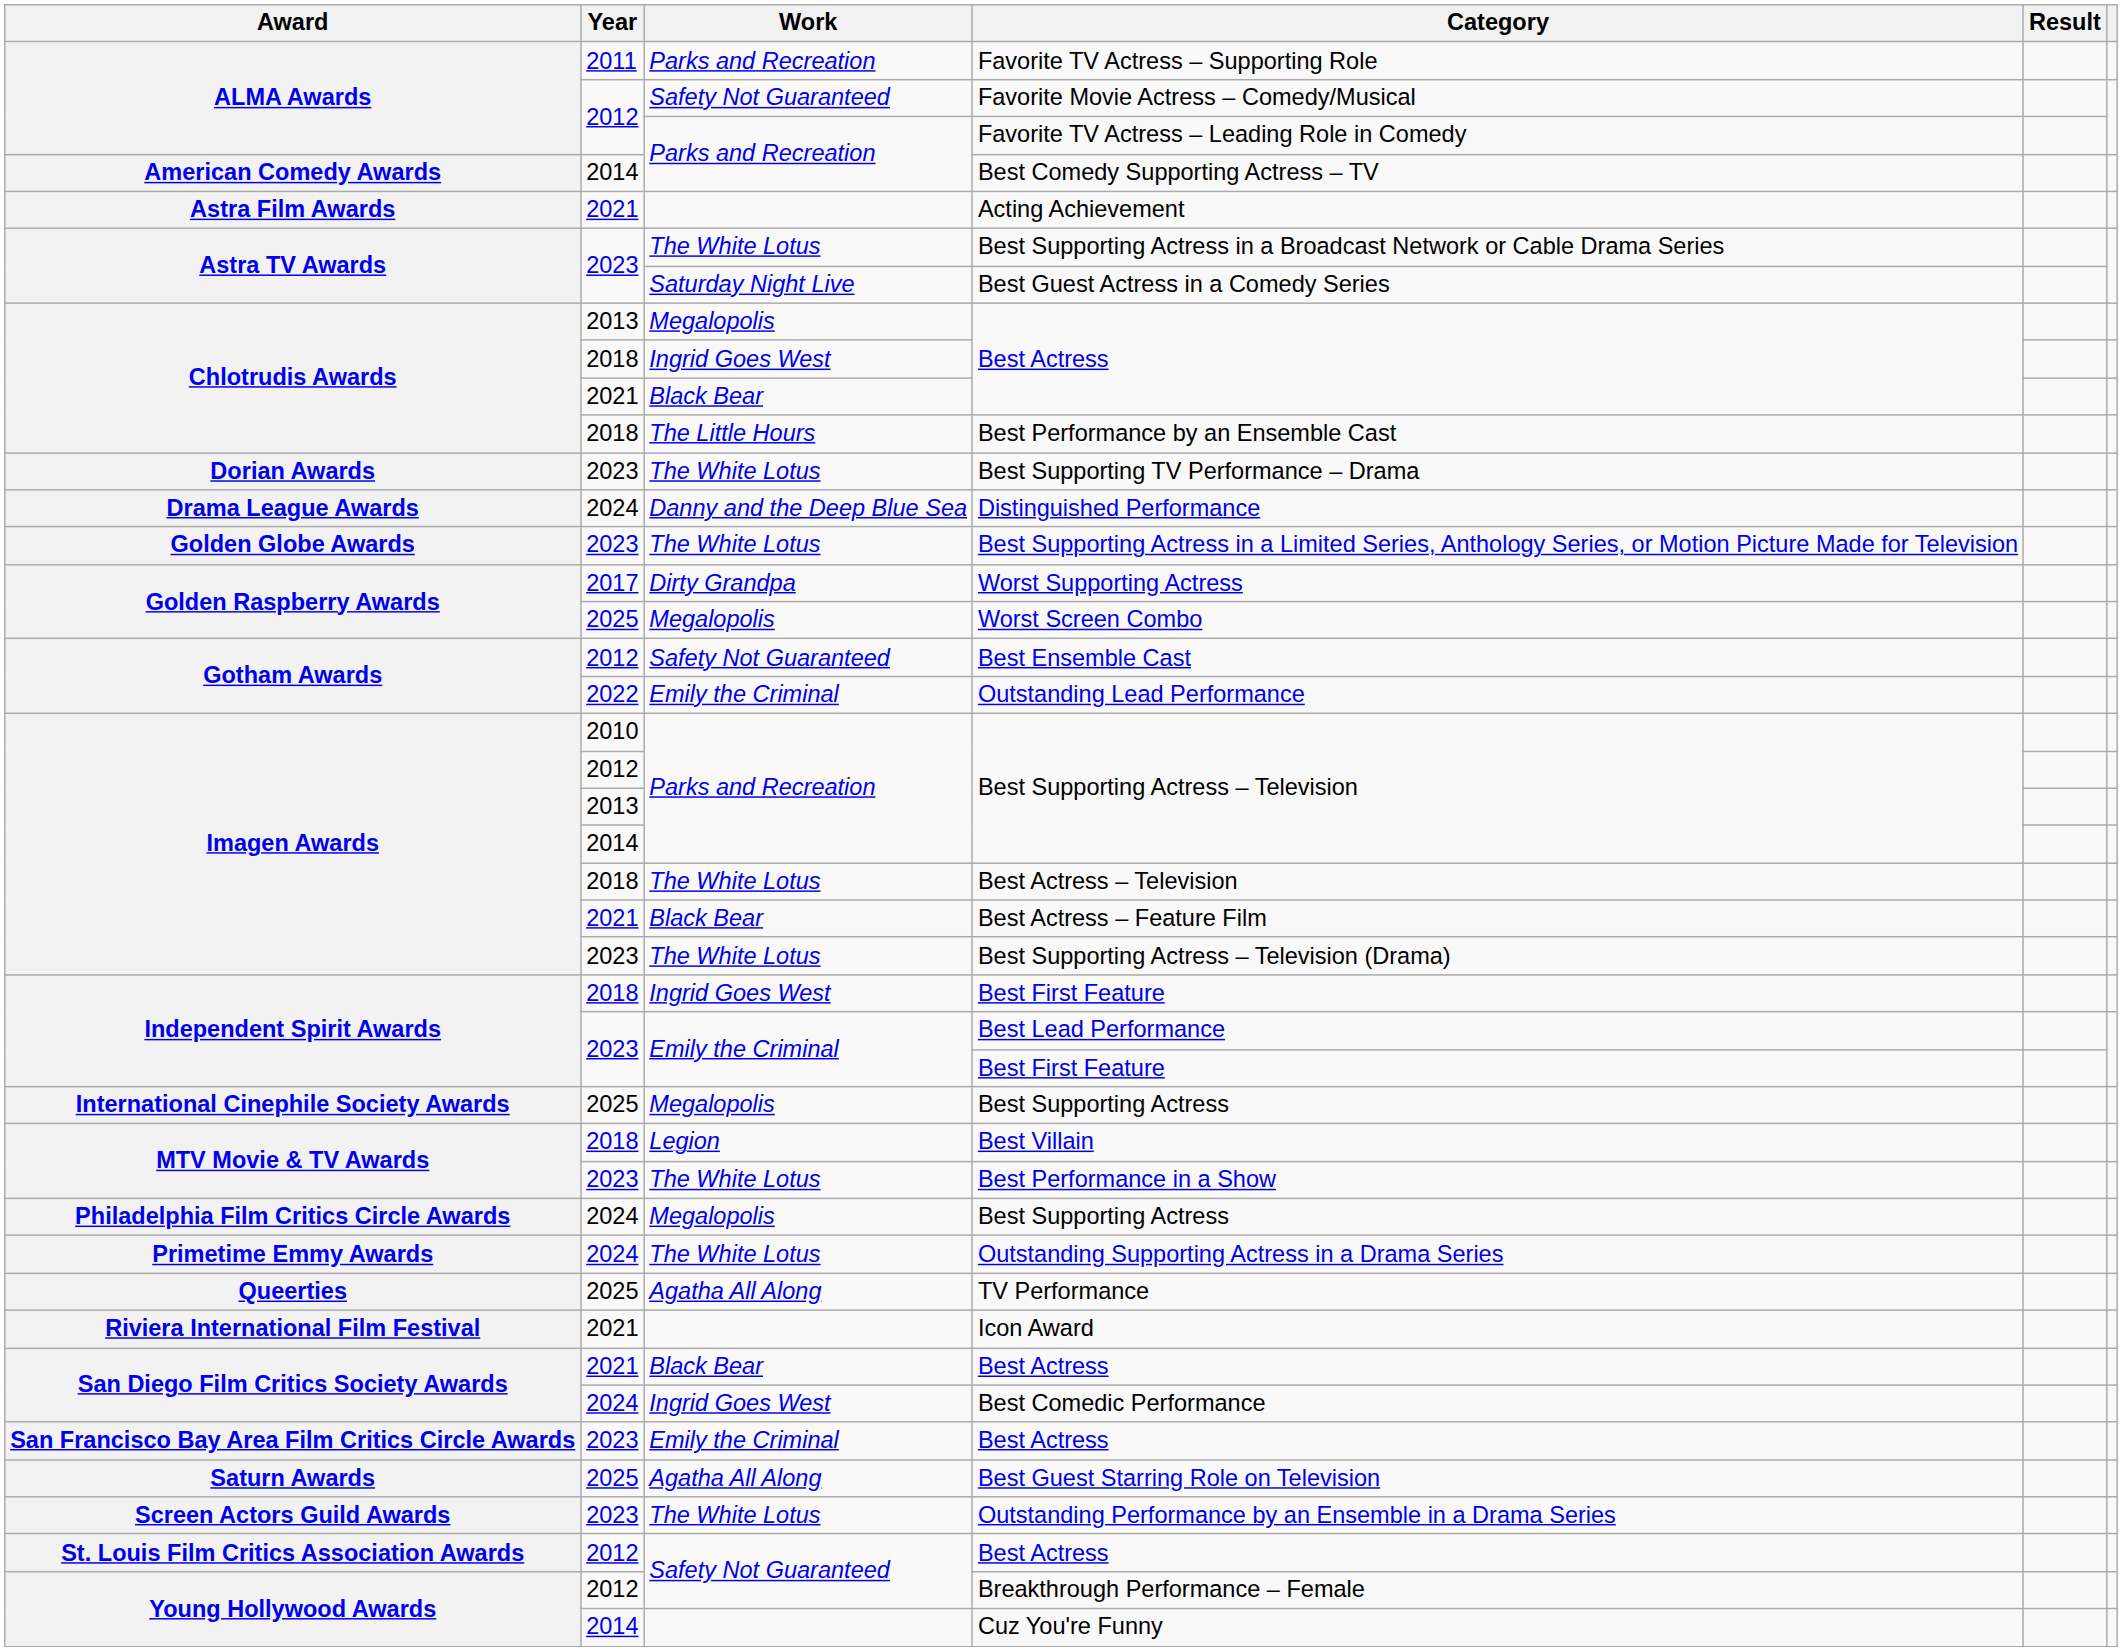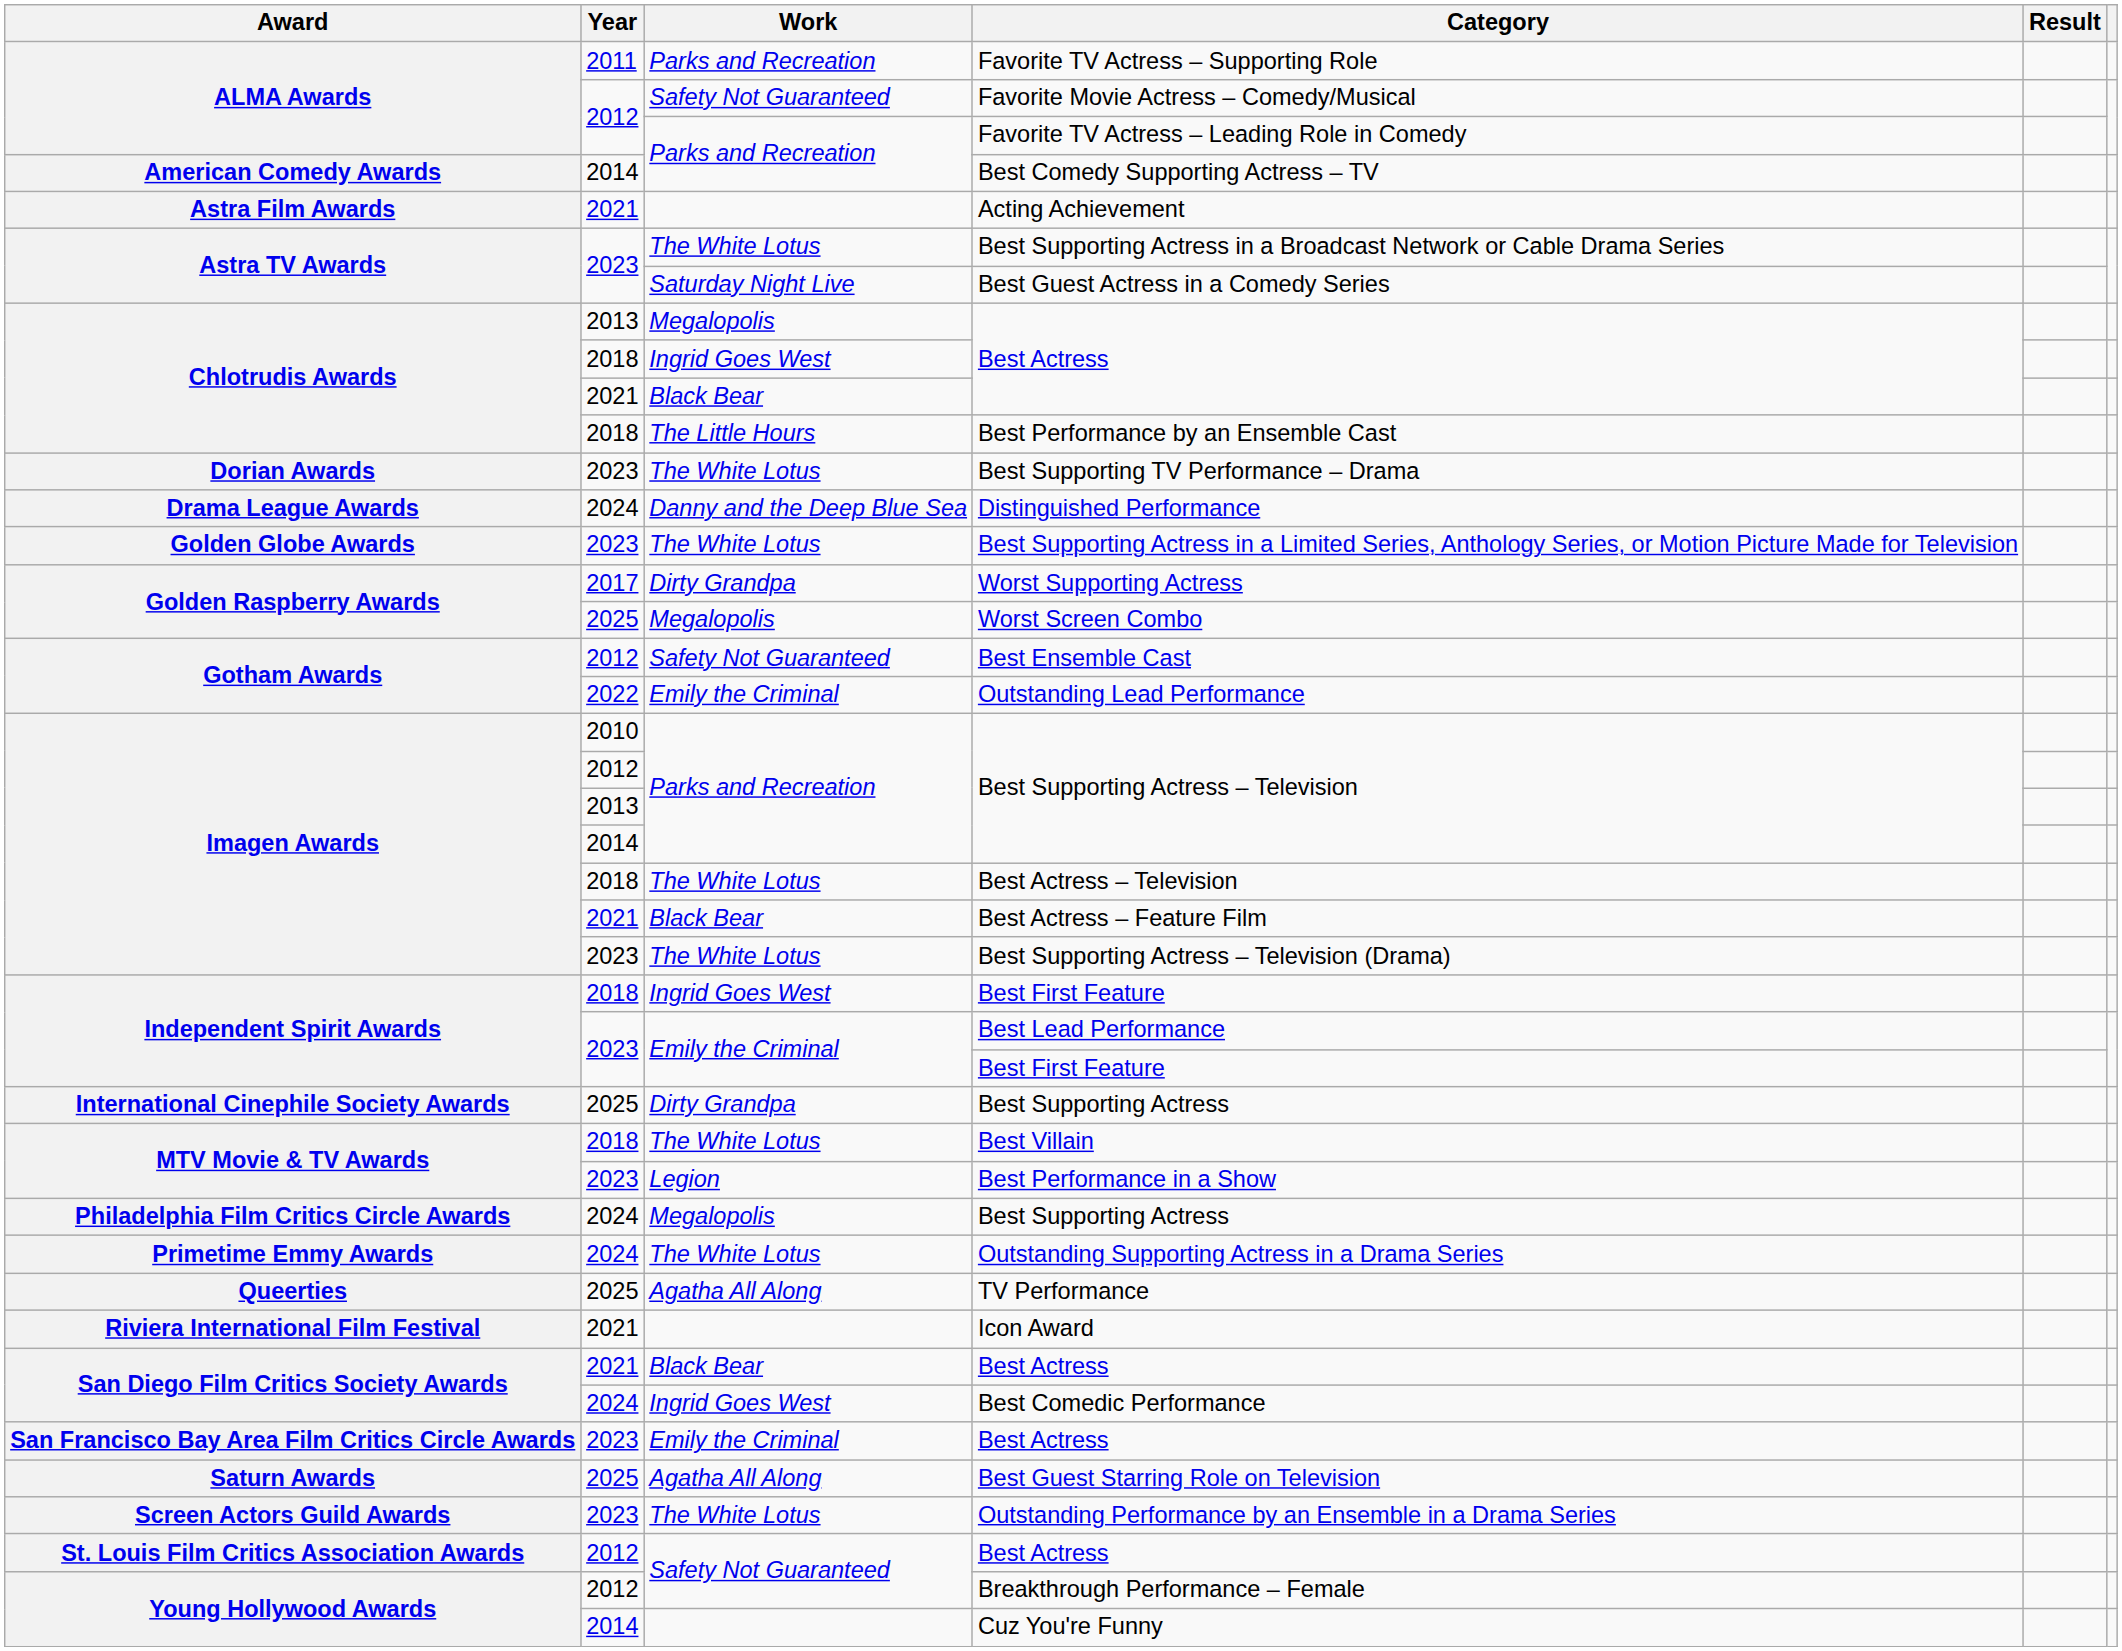(712, 1104) Megalopolis -> (723, 1104) Dirty Grandpa
(685, 1142) Legion -> (735, 1142) The White Lotus
(735, 1179) The White Lotus -> (685, 1179) Legion
